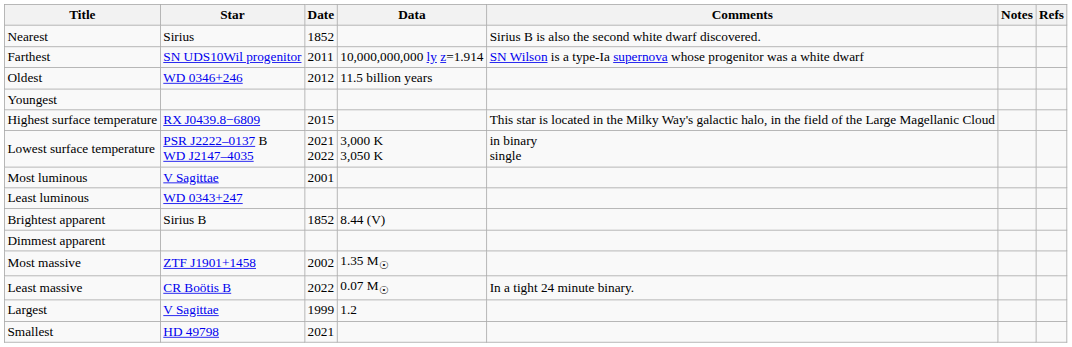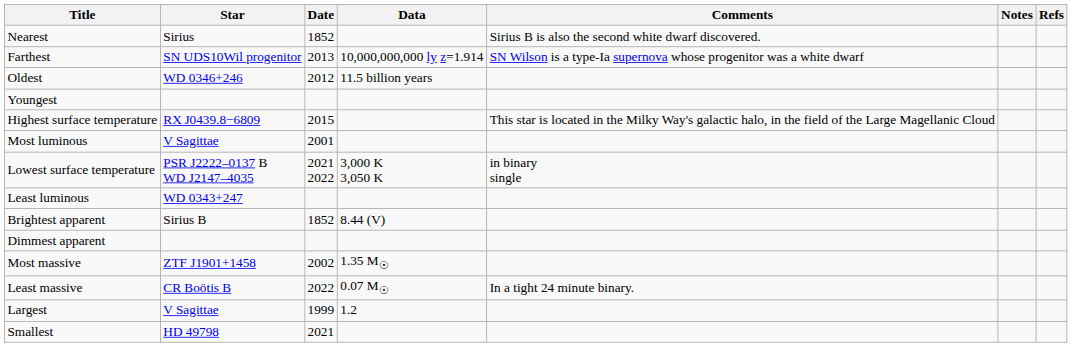(321, 57) 2011 -> (321, 57) 2013
rows swapped: (81, 148) <-> (48, 177)
